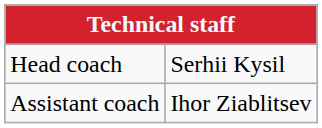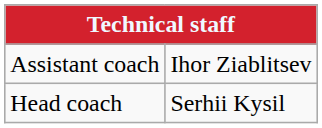rows swapped: (66, 63) <-> (85, 103)
